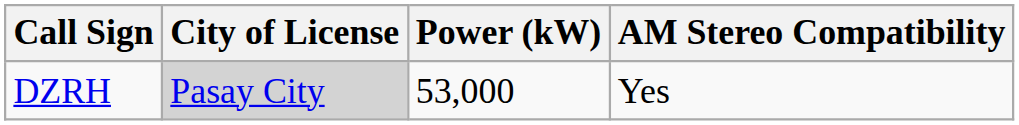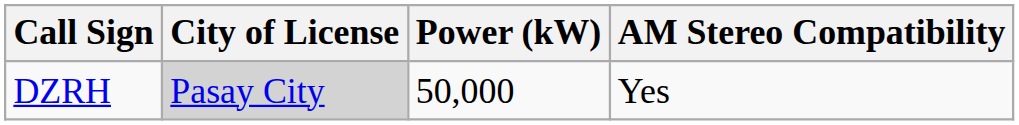(465, 89) 53,000 -> (465, 89) 50,000
